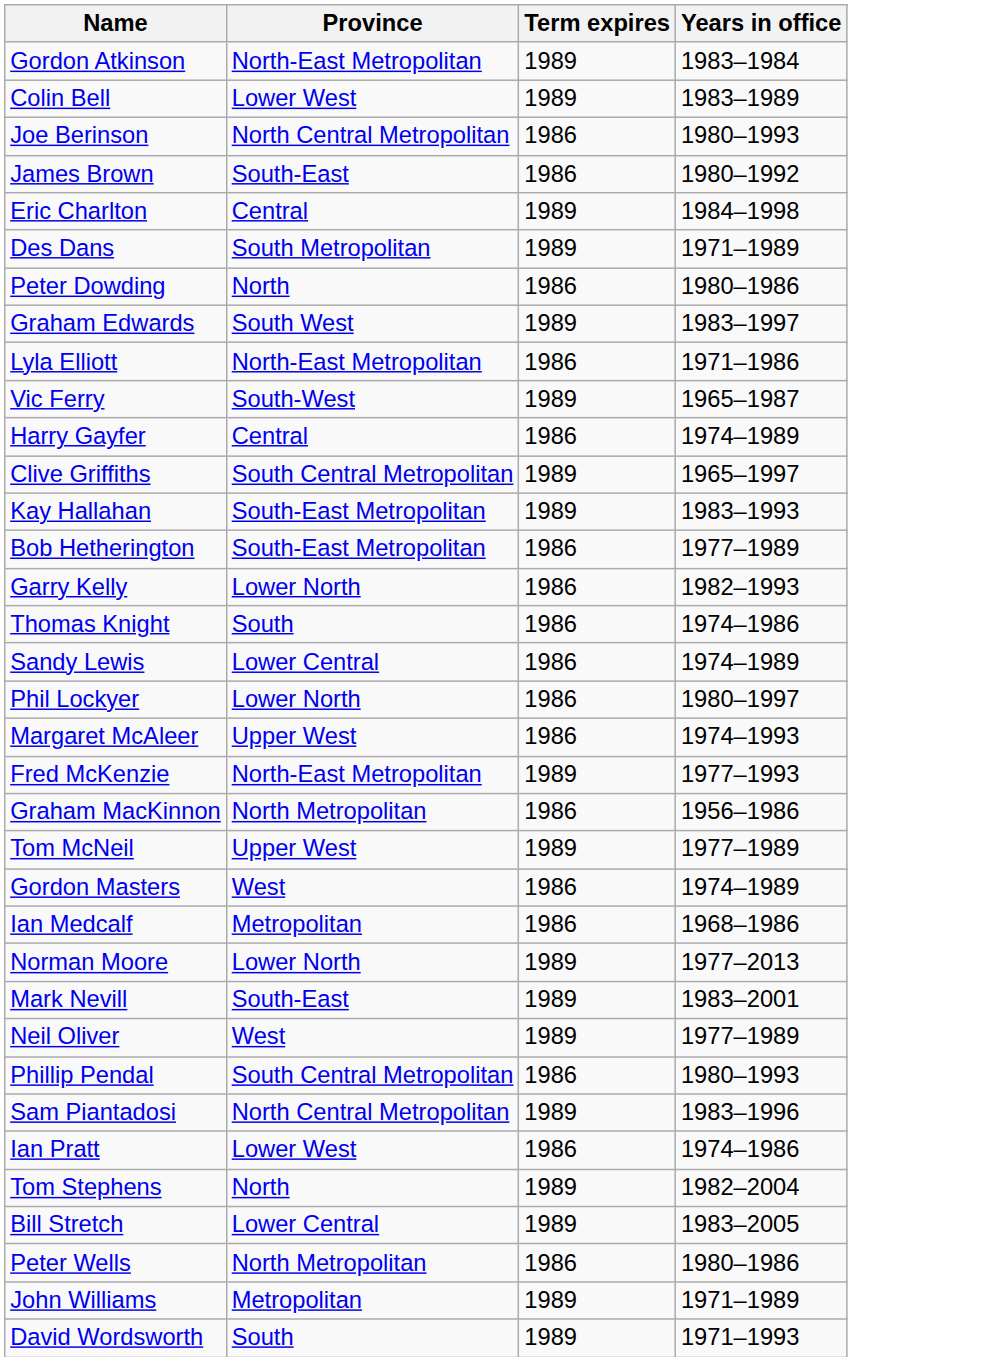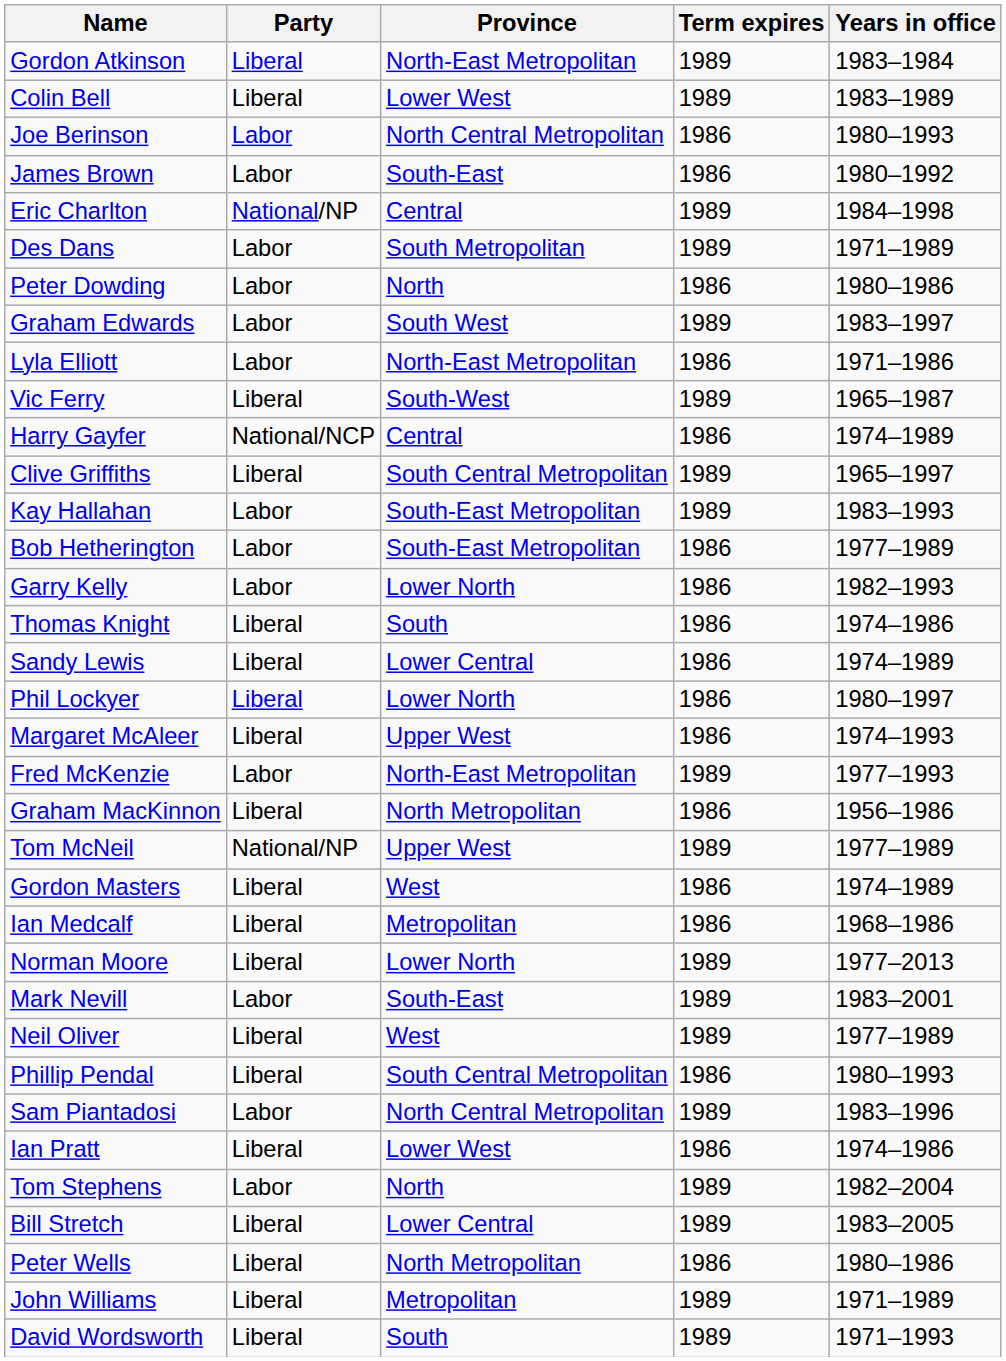+ column: (303, 23)
